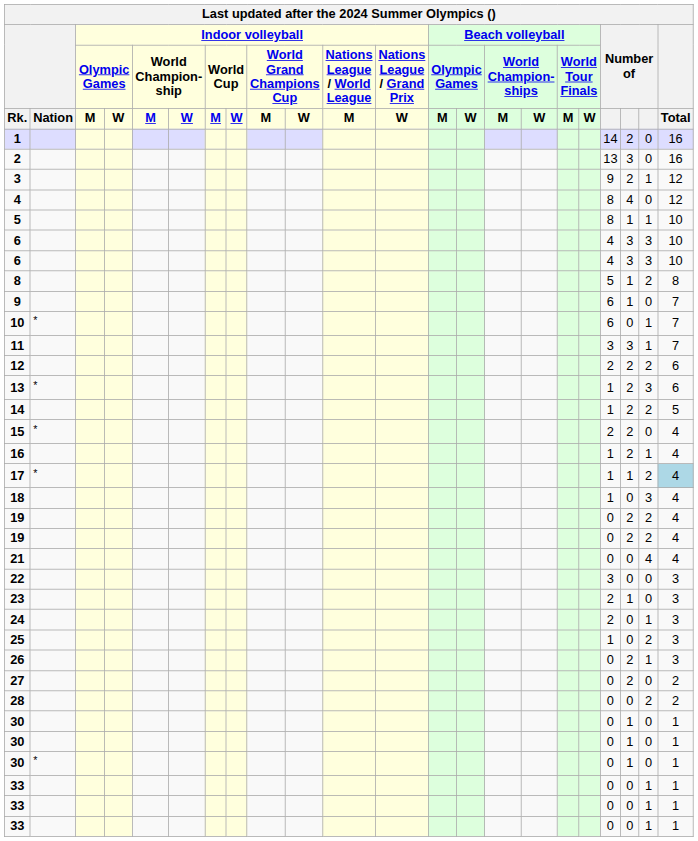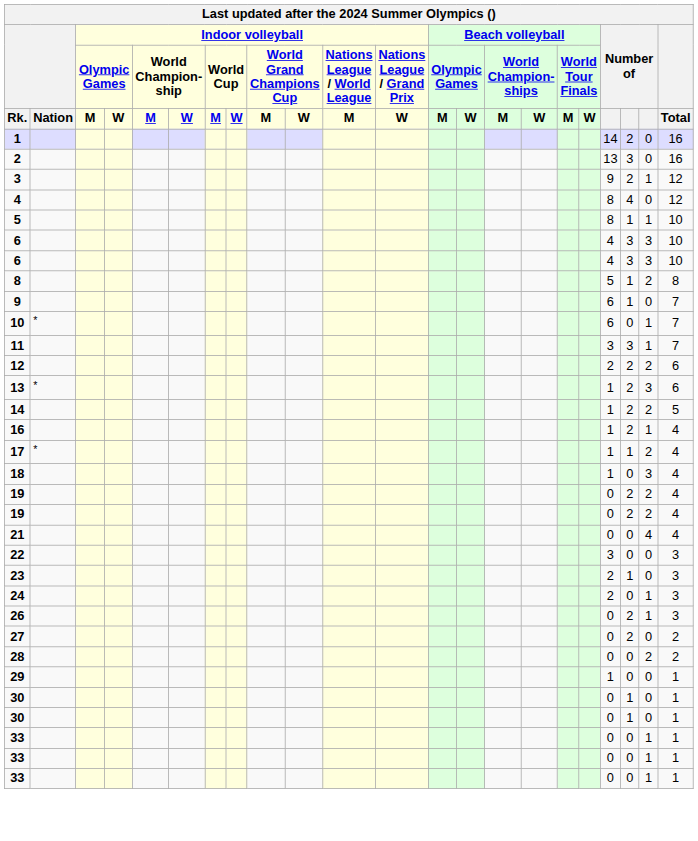- row: (17, 431)
(676, 475) lightblue background -> (676, 452) no background
- row: (17, 640)
+ row: (17, 677)
- row: (17, 763)
